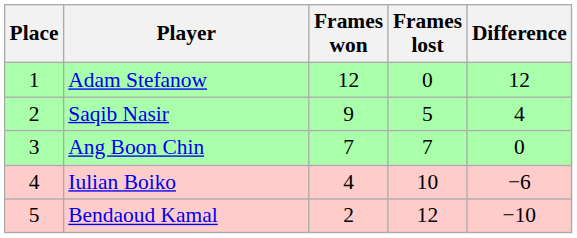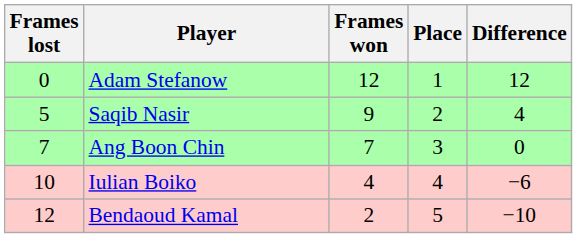columns swapped: (34, 33) <-> (427, 33)
